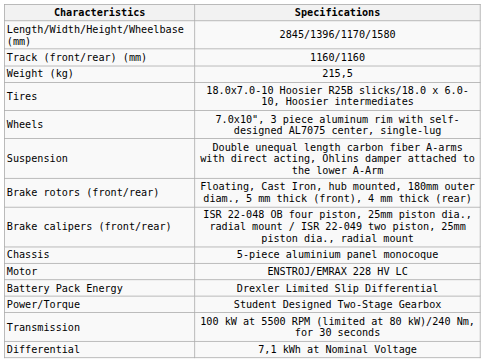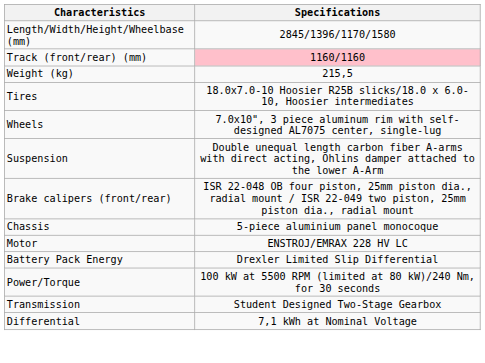(338, 57) no background -> (338, 57) pink background
- row: (83, 193)
(338, 305) Student Designed Two-Stage Gearbox -> (338, 282) 100 kW at 5500 RPM (limited at 80 kW)/240 Nm, for 30 seconds
(338, 327) 100 kW at 5500 RPM (limited at 80 kW)/240 Nm, for 30 seconds -> (338, 305) Student Designed Two-Stage Gearbox
